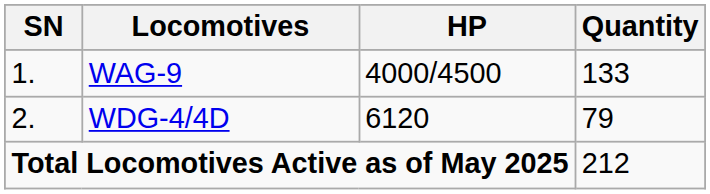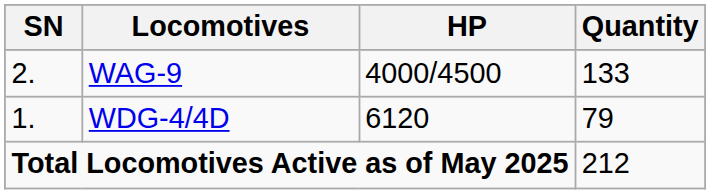(24, 73) 1. -> (24, 73) 2.
(24, 118) 2. -> (24, 118) 1.
